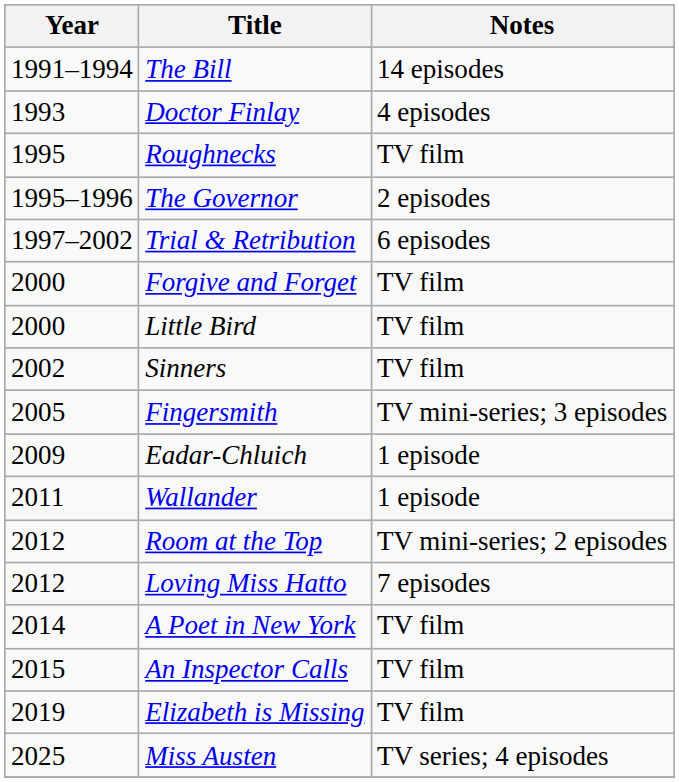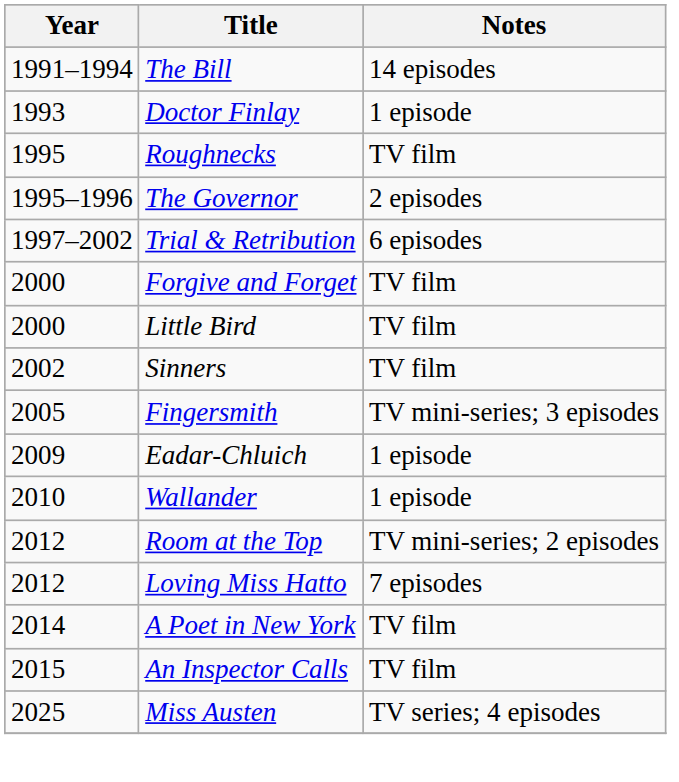(434, 111) 4 episodes -> (420, 111) 1 episode
(38, 497) 2011 -> (38, 497) 2010
- row: (255, 712)
